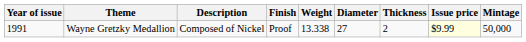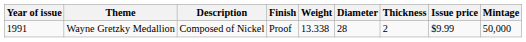(342, 28) 27 -> (342, 28) 28
(443, 28) lightyellow background -> (443, 28) no background
